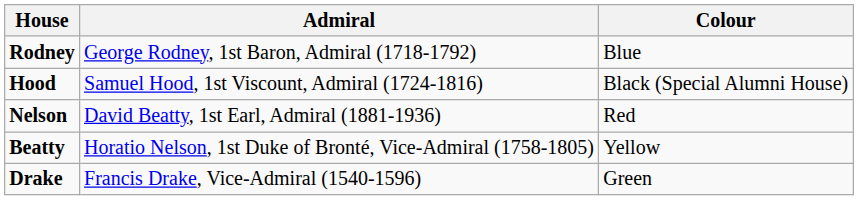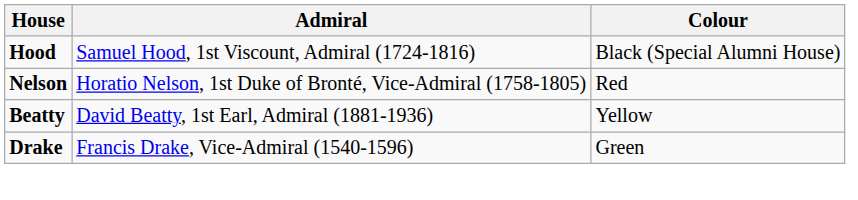- row: (42, 52)
(263, 115) David Beatty, 1st Earl, Admiral (1881-1936) -> (331, 83) Horatio Nelson, 1st Duke of Bronté, Vice-Admiral (1758-1805)
(339, 147) Horatio Nelson, 1st Duke of Bronté, Vice-Admiral (1758-1805) -> (255, 115) David Beatty, 1st Earl, Admiral (1881-1936)
